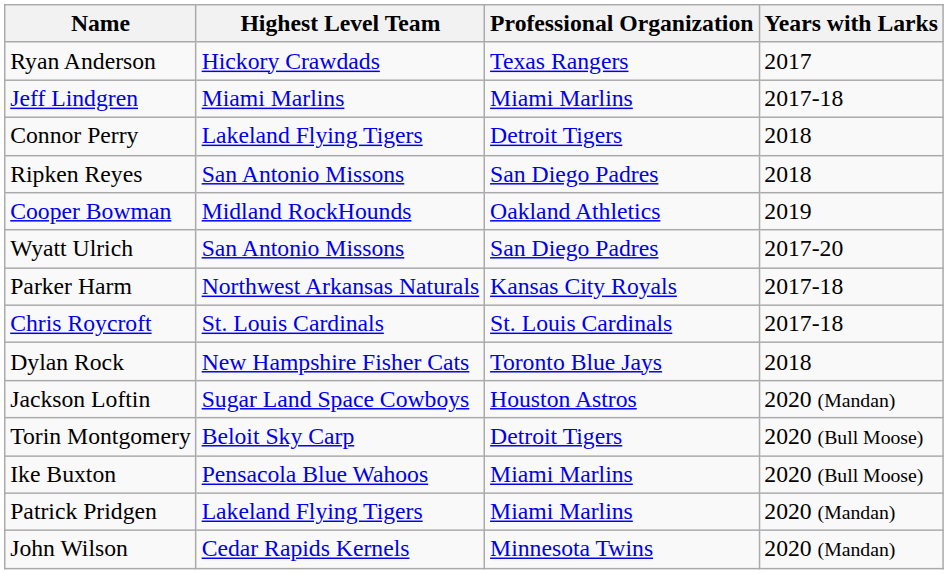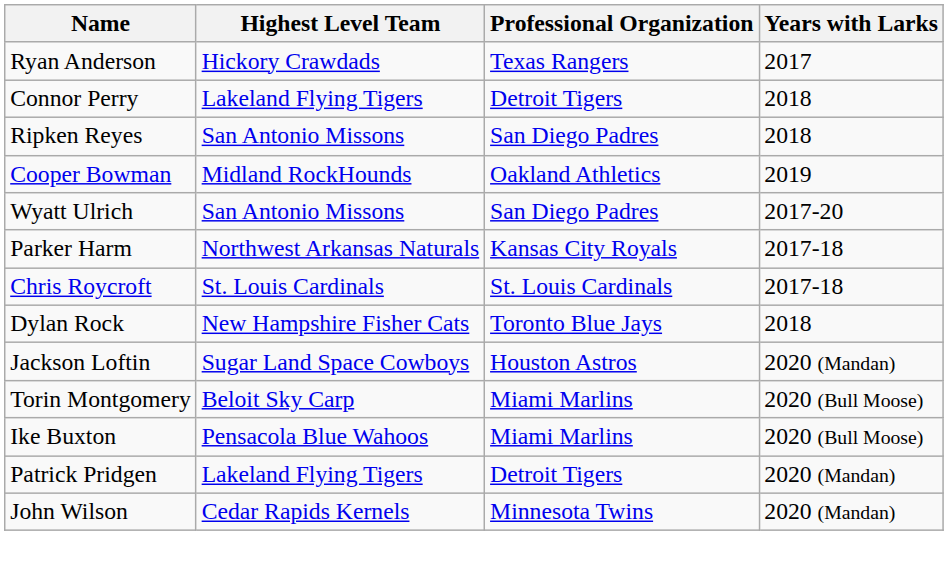- row: (74, 98)
(556, 436) Detroit Tigers -> (561, 398) Miami Marlins
(561, 511) Miami Marlins -> (556, 473) Detroit Tigers
